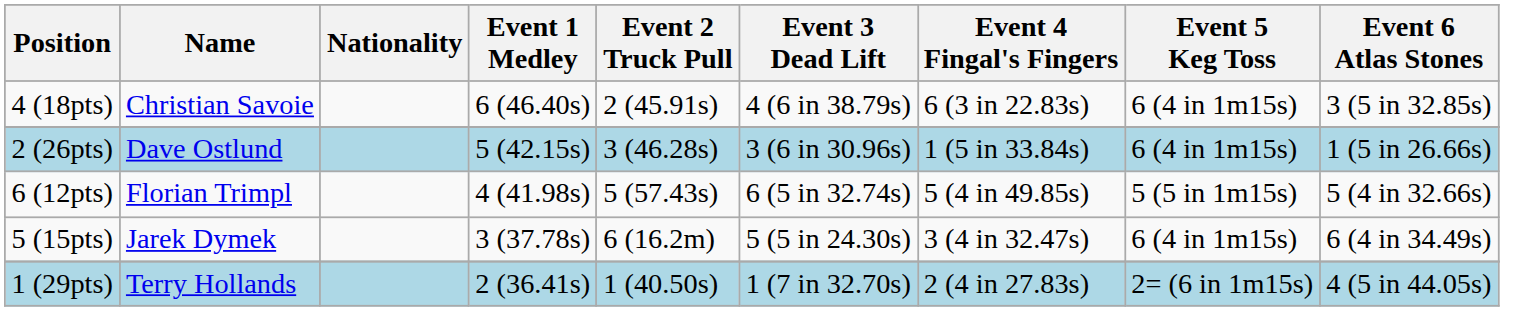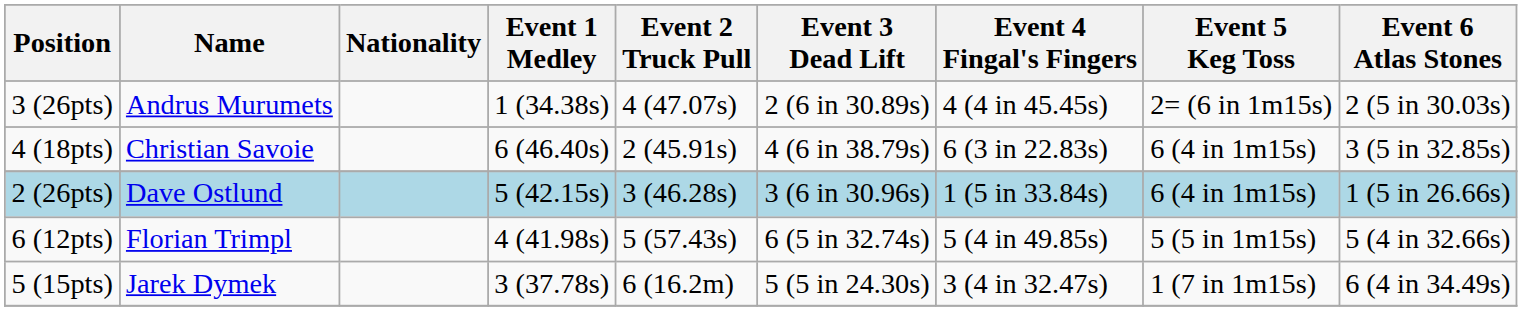+ row: (62, 103)
(1214, 238) 6 (4 in 1m15s) -> (1233, 283) 1 (7 in 1m15s)
- row: (62, 283)
